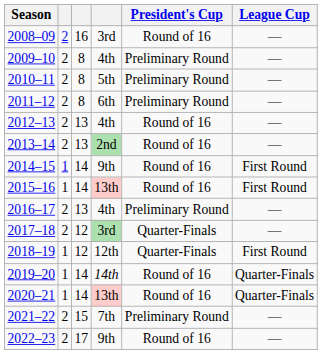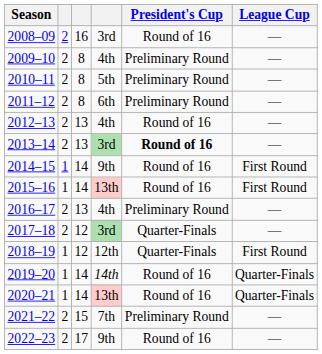(106, 144) 2nd -> (106, 144) 3rd
(177, 144) normal -> (177, 144) bold
